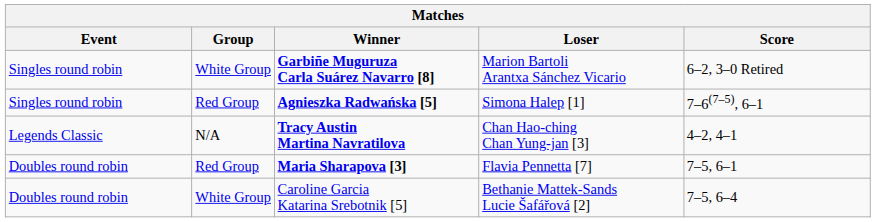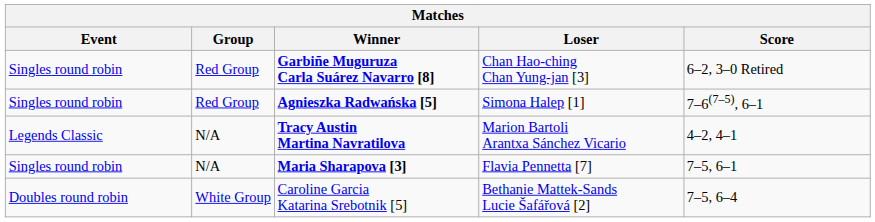(233, 69) White Group -> (227, 69) Red Group
(554, 69) Marion Bartoli Arantxa Sánchez Vicario -> (536, 69) Chan Hao-ching Chan Yung-jan [3]
(536, 135) Chan Hao-ching Chan Yung-jan [3] -> (554, 135) Marion Bartoli Arantxa Sánchez Vicario
(68, 166) Doubles round robin -> (66, 166) Singles round robin
(227, 166) Red Group -> (208, 166) N/A
